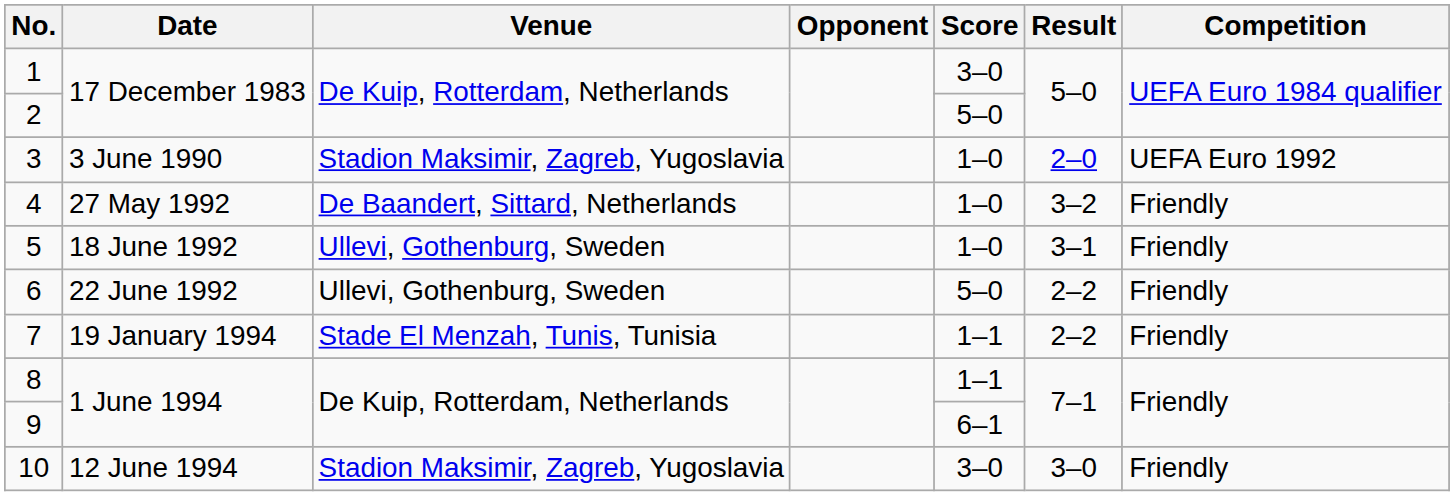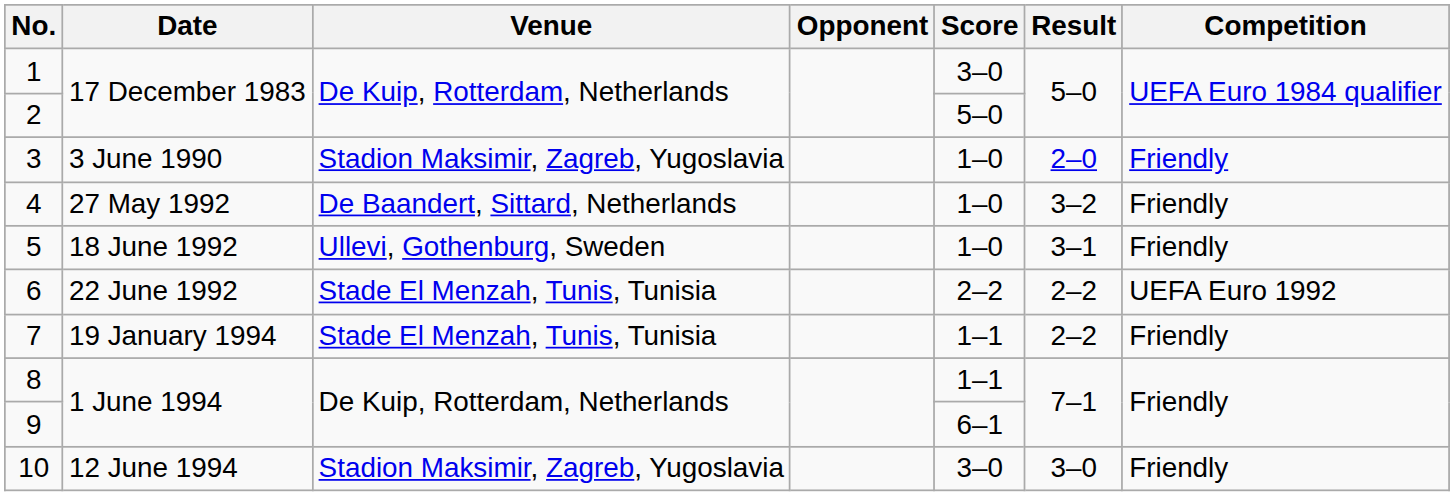(1233, 159) UEFA Euro 1992 -> (1179, 159) Friendly
(492, 291) Ullevi, Gothenburg, Sweden -> (517, 291) Stade El Menzah, Tunis, Tunisia
(980, 291) 5–0 -> (980, 291) 2–2
(1179, 291) Friendly -> (1233, 291) UEFA Euro 1992
